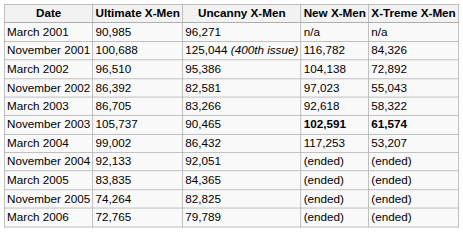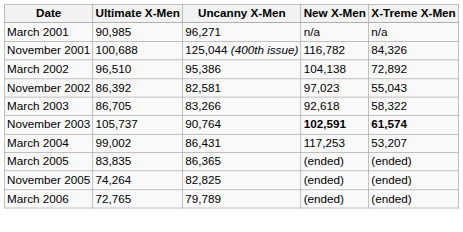(203, 124) 90,465 -> (203, 124) 90,764
(203, 143) 86,432 -> (203, 143) 86,431
- row: (49, 161)
(203, 180) 84,365 -> (203, 161) 86,365
